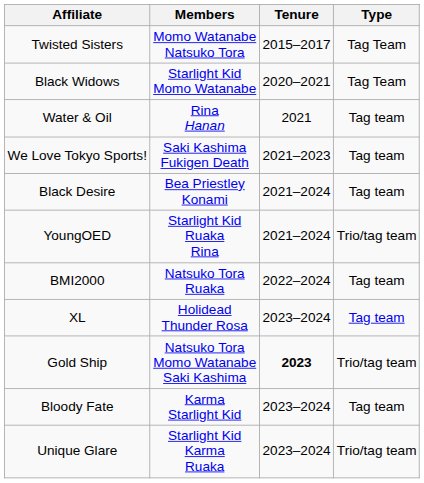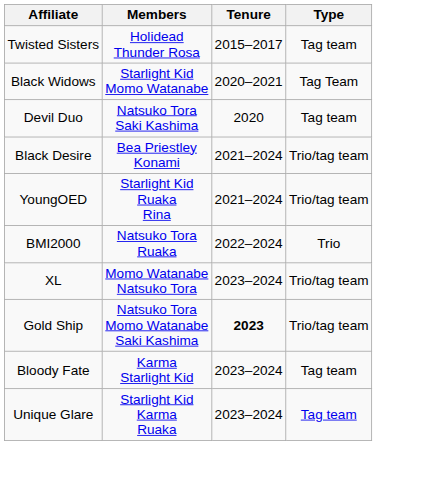(205, 44) Momo Watanabe Natsuko Tora -> (157, 44) Holidead Thunder Rosa
(377, 44) Tag Team -> (329, 44) Tag team
+ row: (53, 118)
- row: (77, 118)
- row: (77, 155)
(377, 191) Tag team -> (329, 155) Trio/tag team
(377, 281) Tag team -> (329, 244) Trio
(205, 317) Holidead Thunder Rosa -> (157, 281) Momo Watanabe Natsuko Tora
(377, 317) Tag team -> (329, 281) Trio/tag team
(377, 451) Trio/tag team -> (329, 414) Tag team
